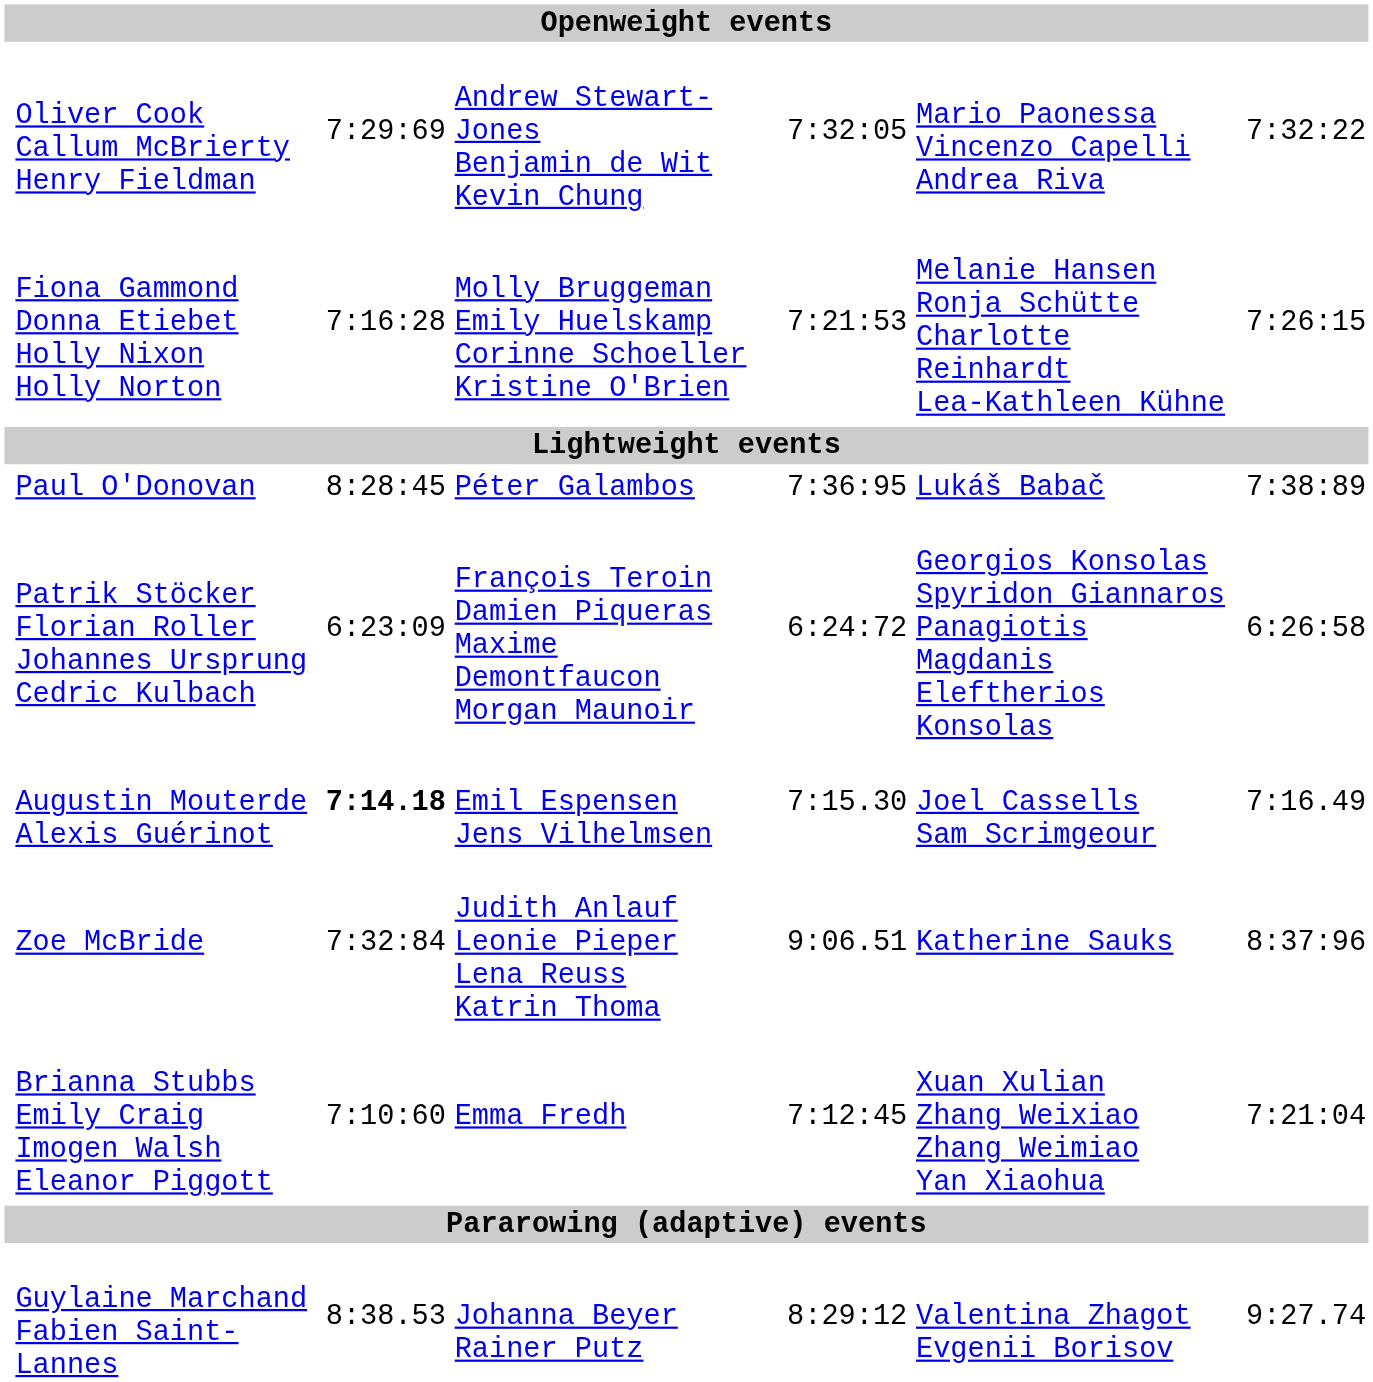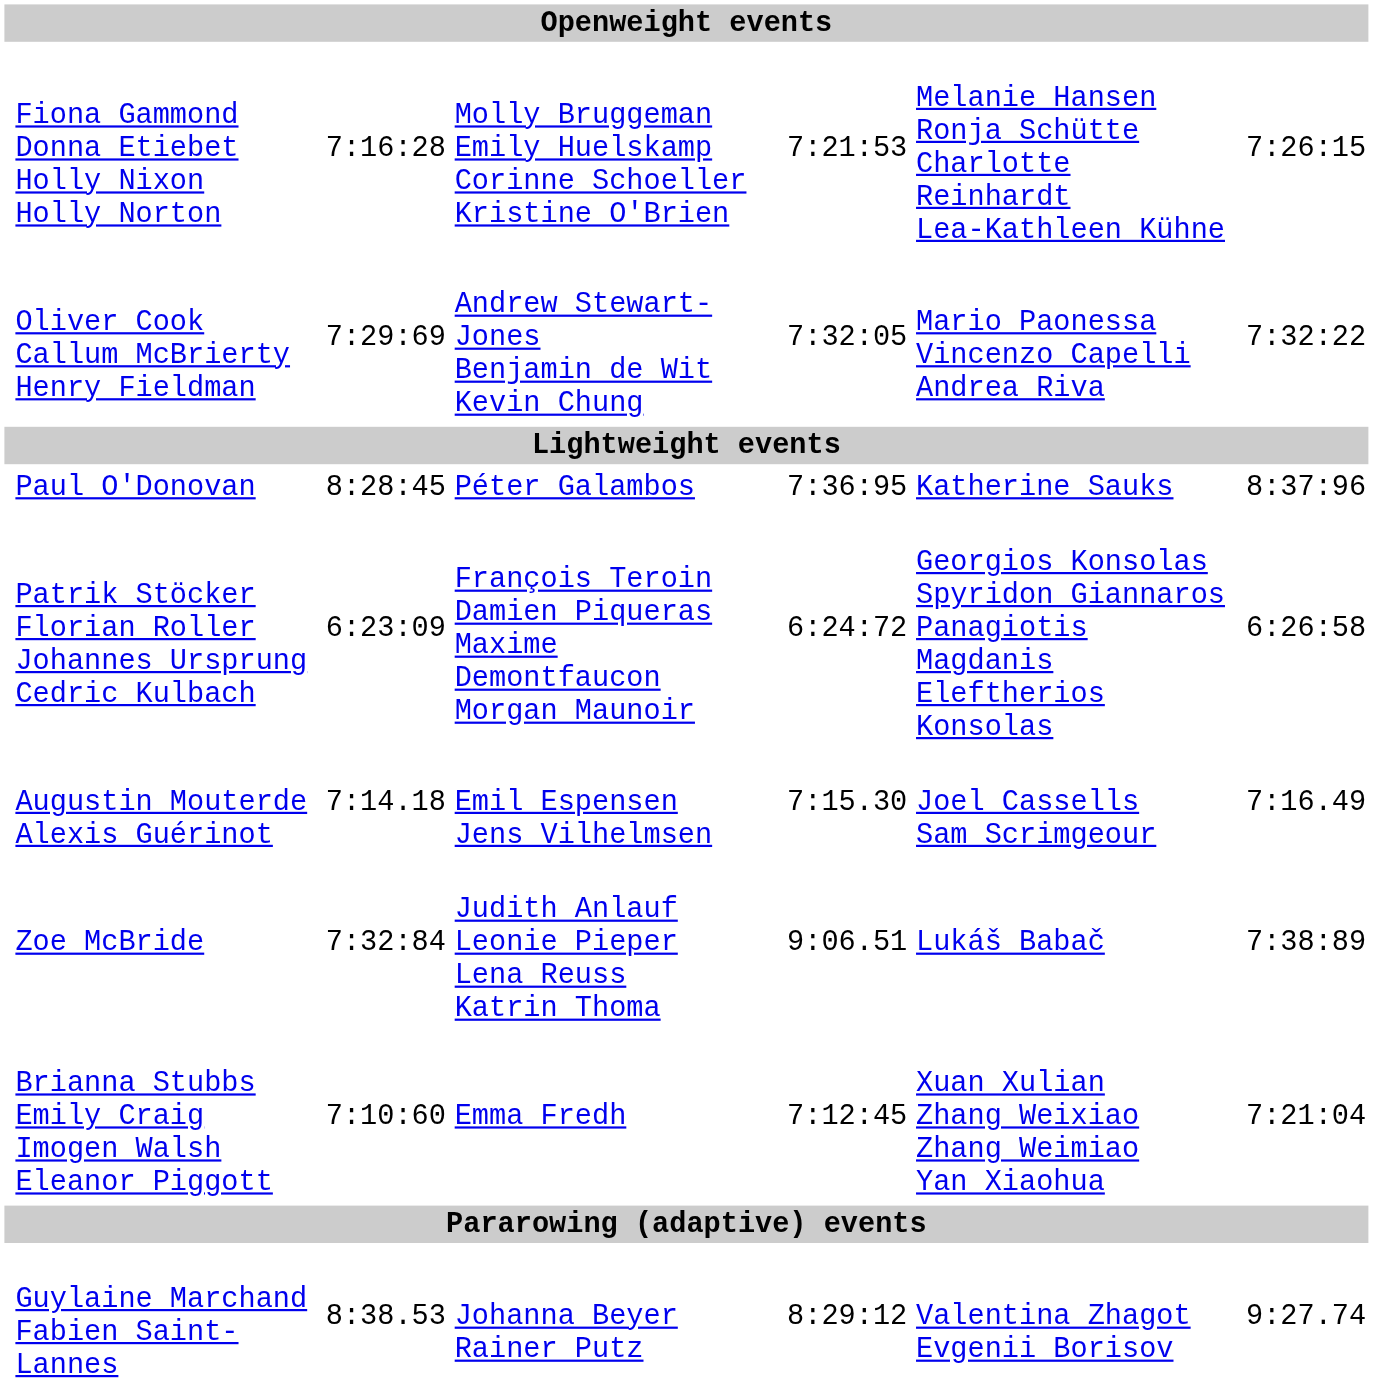rows swapped: (153, 147) <-> (127, 338)
(1010, 487) Lukáš Babač -> (1045, 487) Katherine Sauks
(1306, 487) 7:38:89 -> (1306, 487) 8:37:96
(386, 802) bold -> (386, 802) normal
(1045, 943) Katherine Sauks -> (1010, 943) Lukáš Babač
(1306, 943) 8:37:96 -> (1306, 943) 7:38:89
